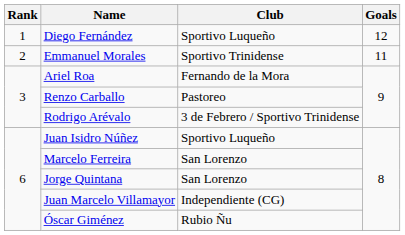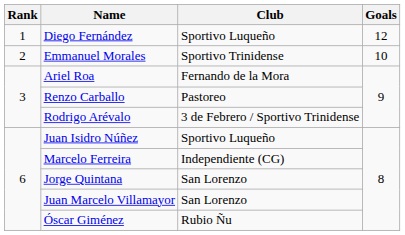(381, 55) 11 -> (381, 55) 10
(214, 158) San Lorenzo -> (233, 158) Independiente (CG)
(233, 199) Independiente (CG) -> (214, 199) San Lorenzo
